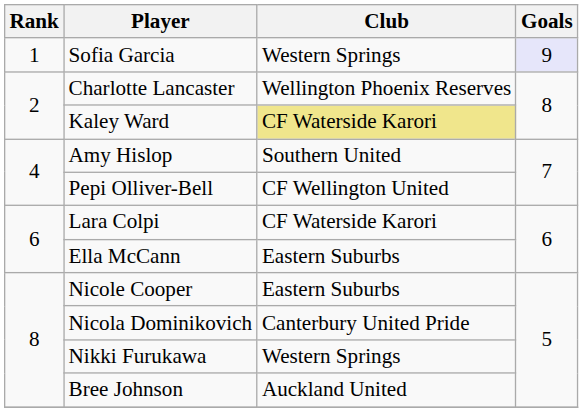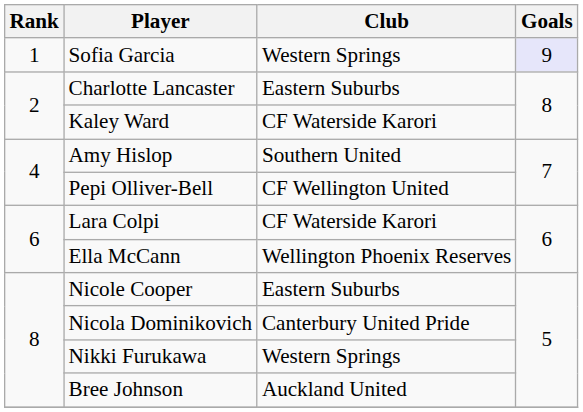(387, 88) Wellington Phoenix Reserves -> (331, 88) Eastern Suburbs
(349, 121) khaki background -> (349, 121) no background
(331, 255) Eastern Suburbs -> (387, 255) Wellington Phoenix Reserves
